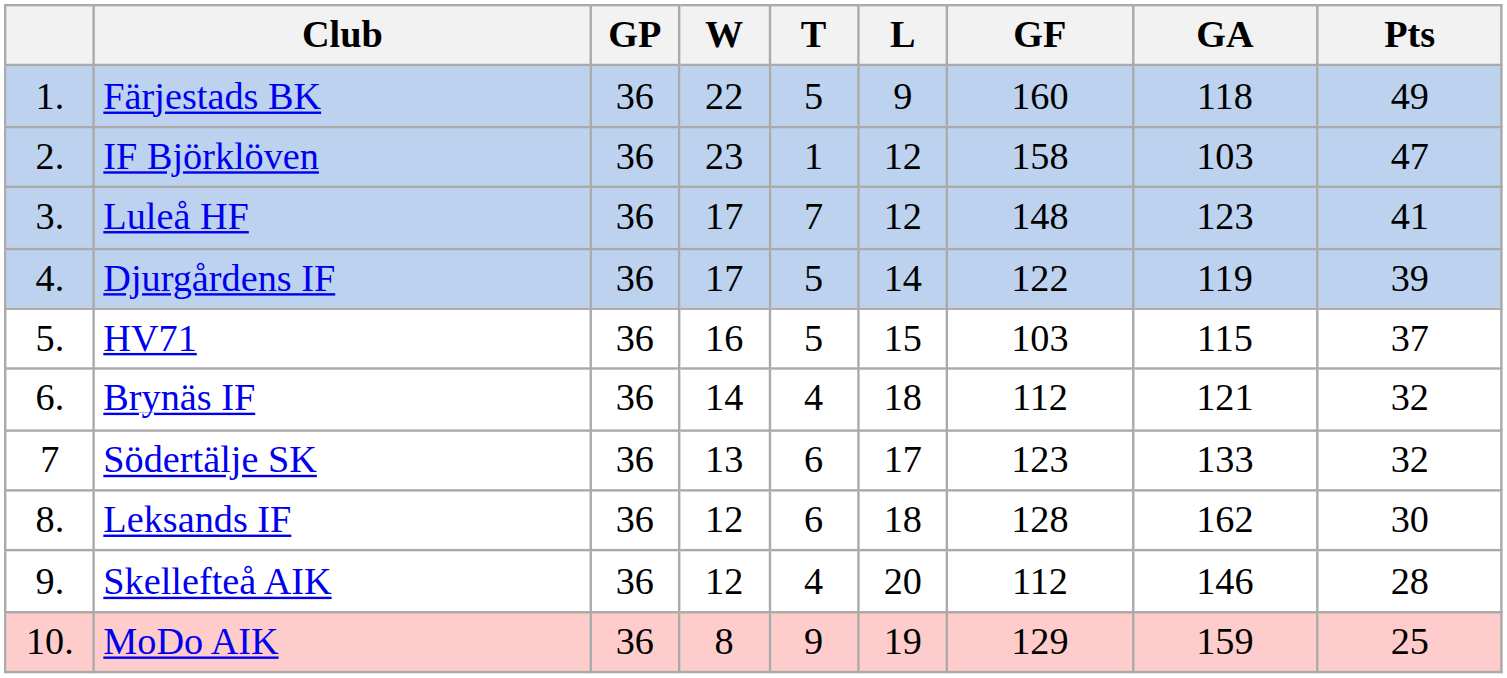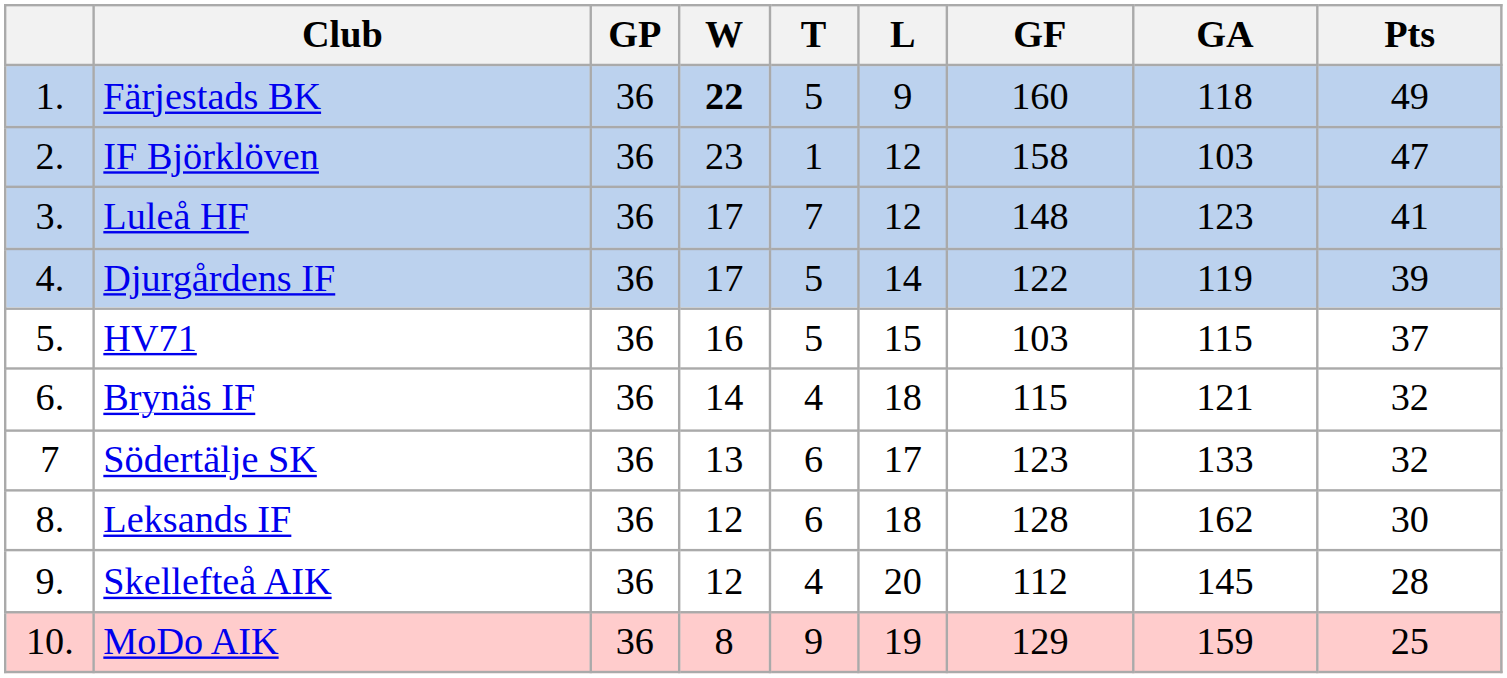(724, 95) normal -> (724, 95) bold
(1040, 398) 112 -> (1040, 398) 115
(1225, 580) 146 -> (1225, 580) 145
